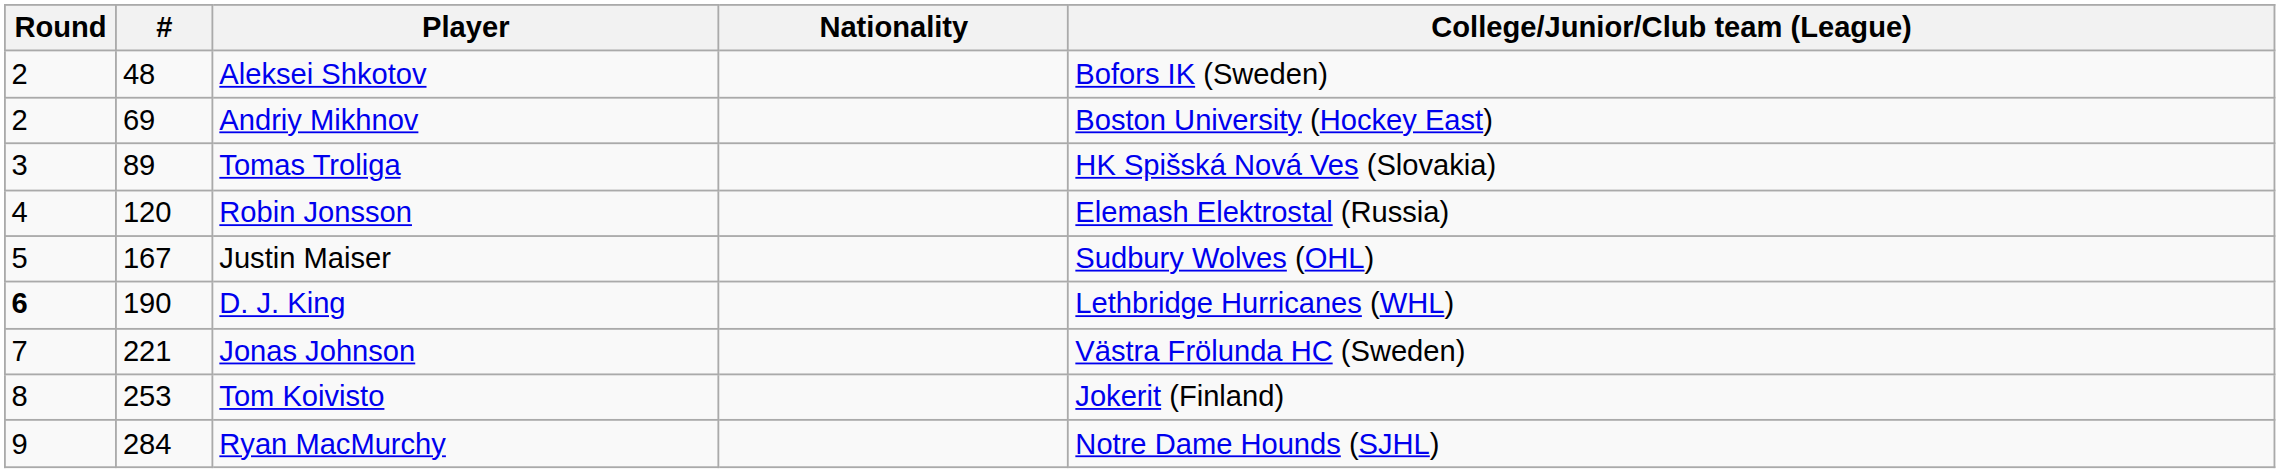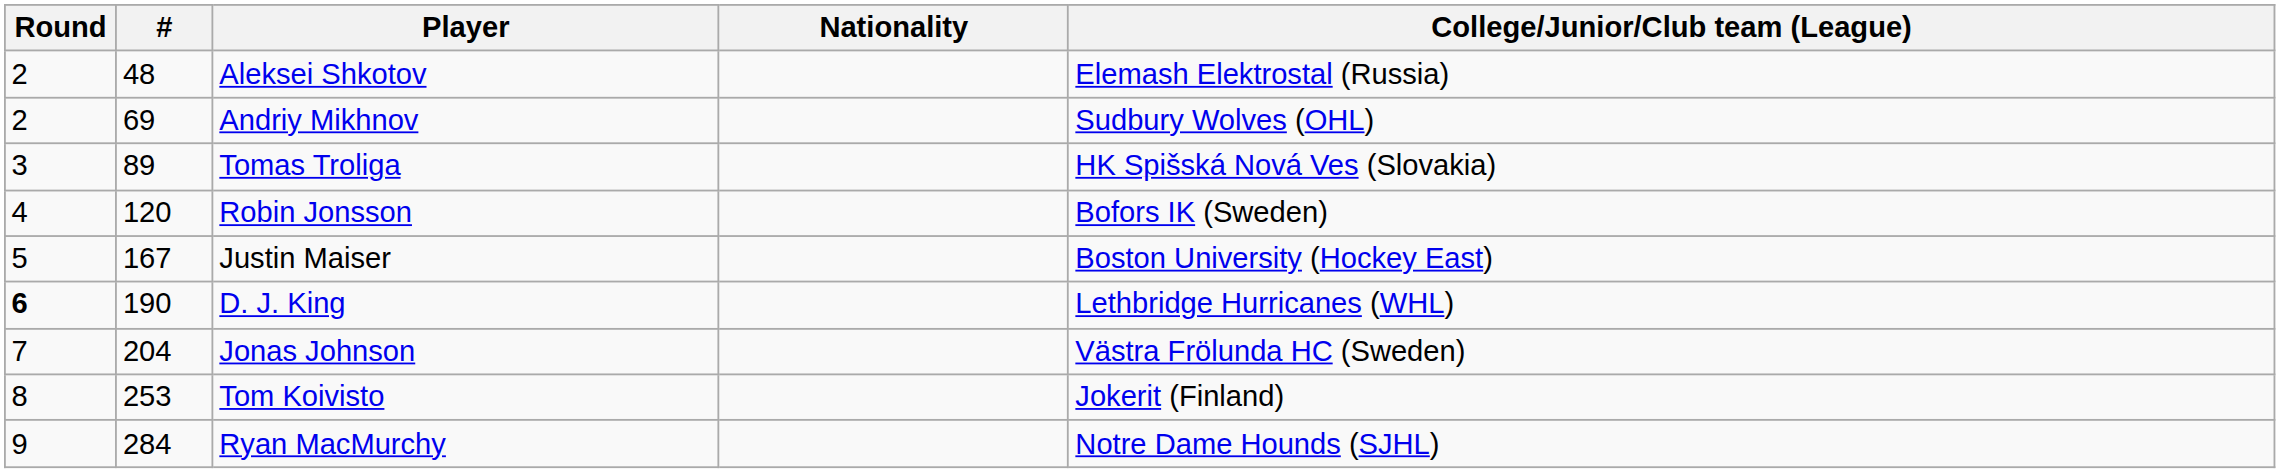(1202, 73) Bofors IK (Sweden) -> (1262, 73) Elemash Elektrostal (Russia)
(1284, 119) Boston University (Hockey East) -> (1225, 119) Sudbury Wolves (OHL)
(1262, 212) Elemash Elektrostal (Russia) -> (1202, 212) Bofors IK (Sweden)
(1225, 258) Sudbury Wolves (OHL) -> (1284, 258) Boston University (Hockey East)
(147, 350) 221 -> (147, 350) 204
